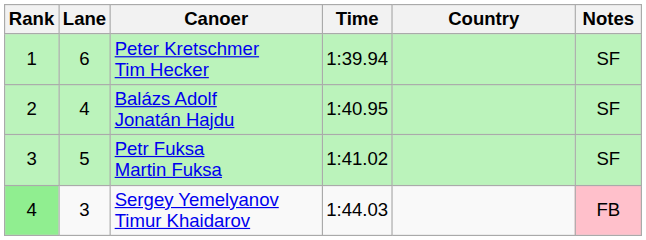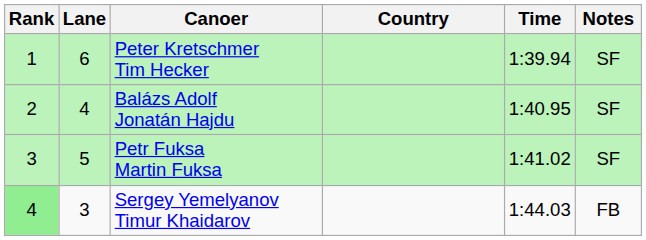columns swapped: (484, 19) <-> (357, 19)
(608, 210) pink background -> (608, 210) no background
